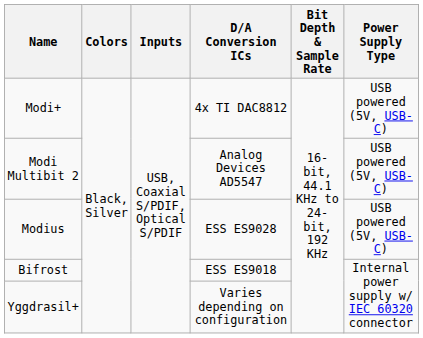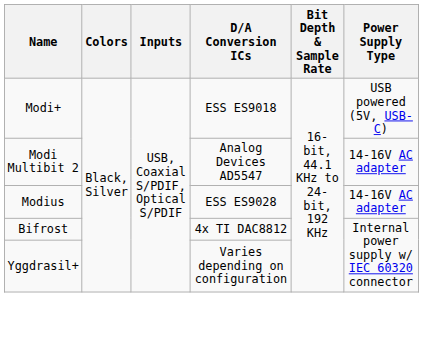(241, 108) 4x TI DAC8812 -> (241, 108) ESS ES9018
(381, 169) USB powered (5V, USB-C) -> (381, 162) 14-16V AC adapter
(381, 229) USB powered (5V, USB-C) -> (381, 202) 14-16V AC adapter
(241, 270) ESS ES9018 -> (241, 229) 4x TI DAC8812
